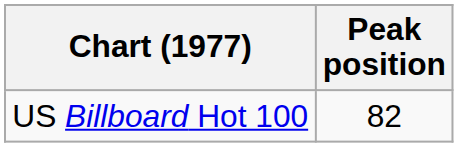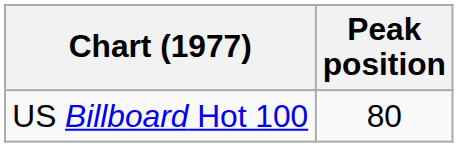(384, 115) 82 -> (384, 115) 80
